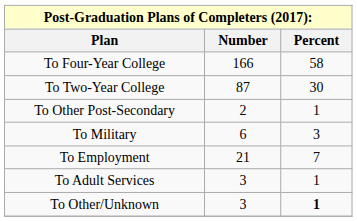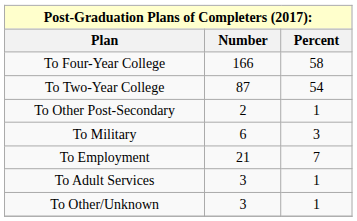(317, 87) 30 -> (317, 87) 54
(317, 204) bold -> (317, 204) normal
